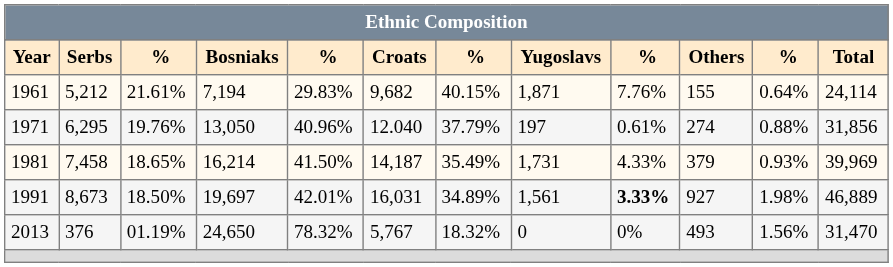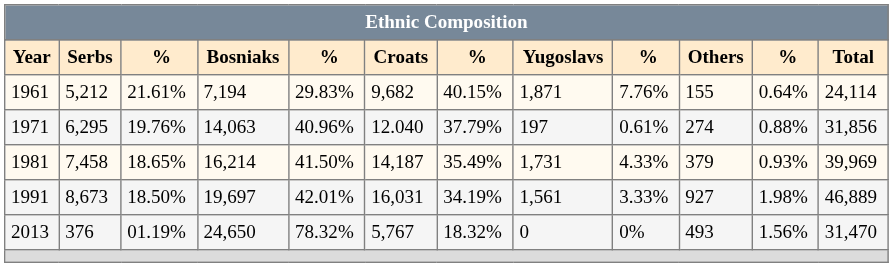(229, 126) 13,050 -> (230, 126) 14,063
(471, 196) 34.89% -> (473, 196) 34.19%
(643, 196) bold -> (644, 196) normal
